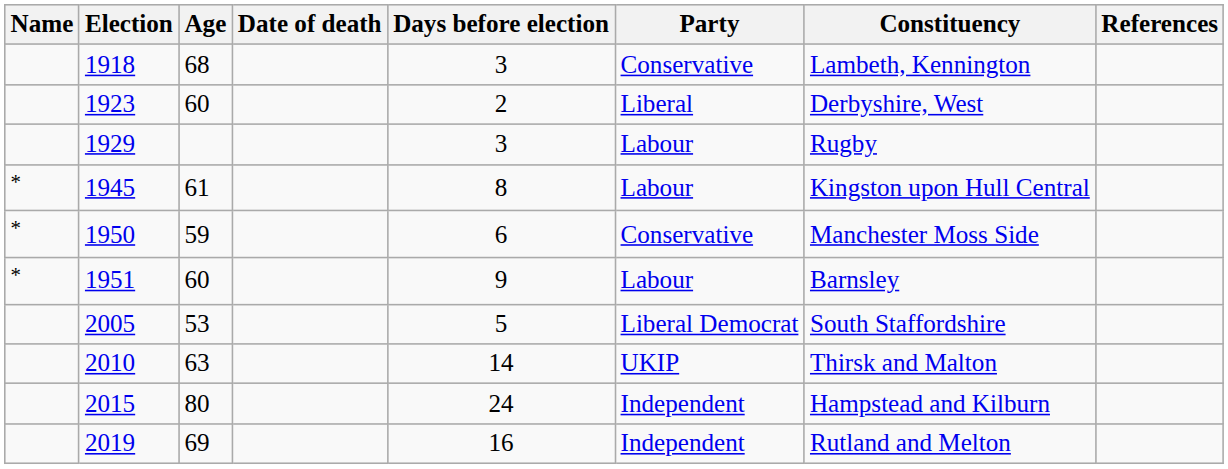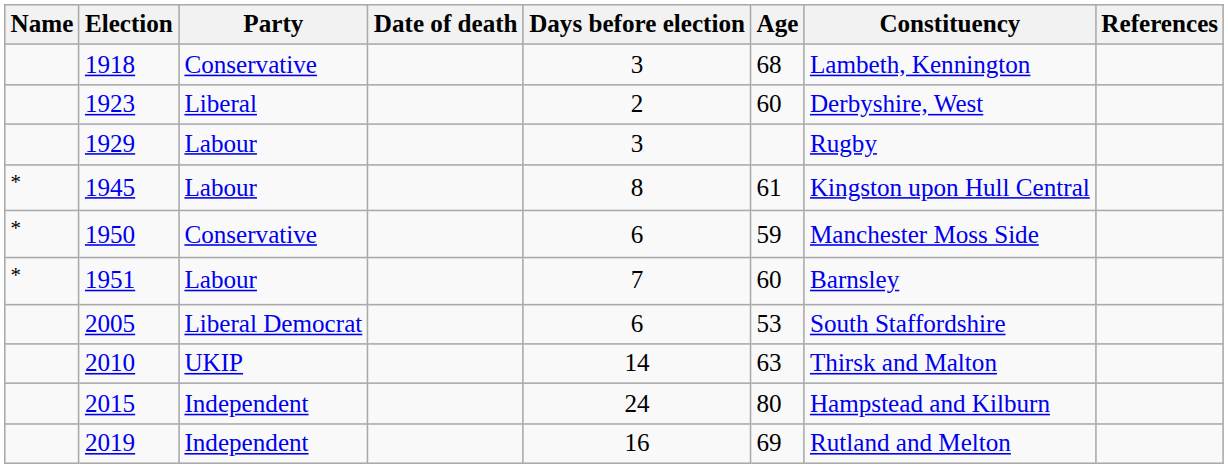columns swapped: (709, 24) <-> (205, 24)
(501, 280) 9 -> (637, 280) 7
(501, 323) 5 -> (637, 323) 6
